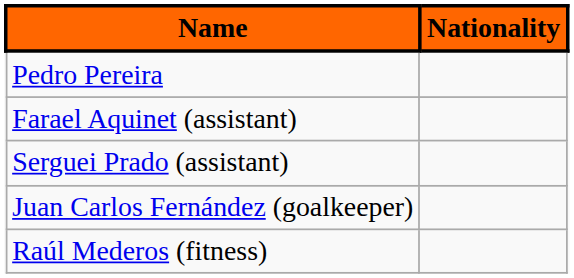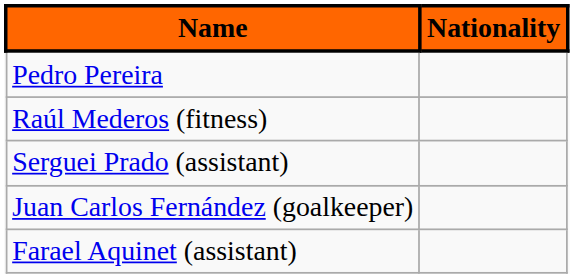rows swapped: (154, 118) <-> (140, 250)
